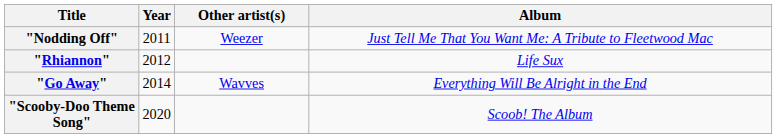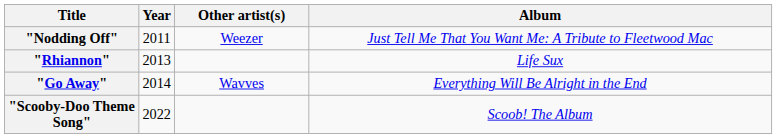(157, 60) 2012 -> (157, 60) 2013
(157, 114) 2020 -> (157, 114) 2022
